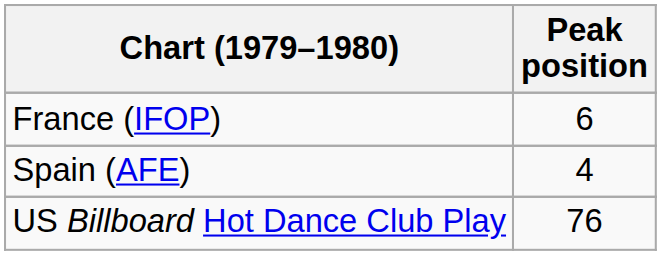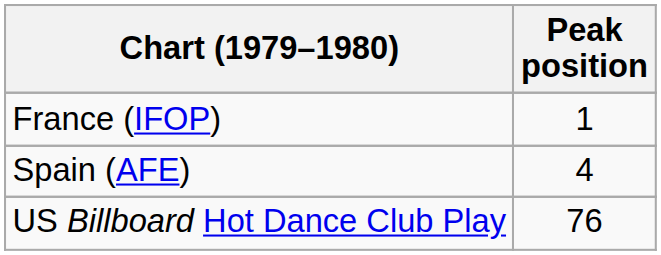(585, 118) 6 -> (585, 118) 1
